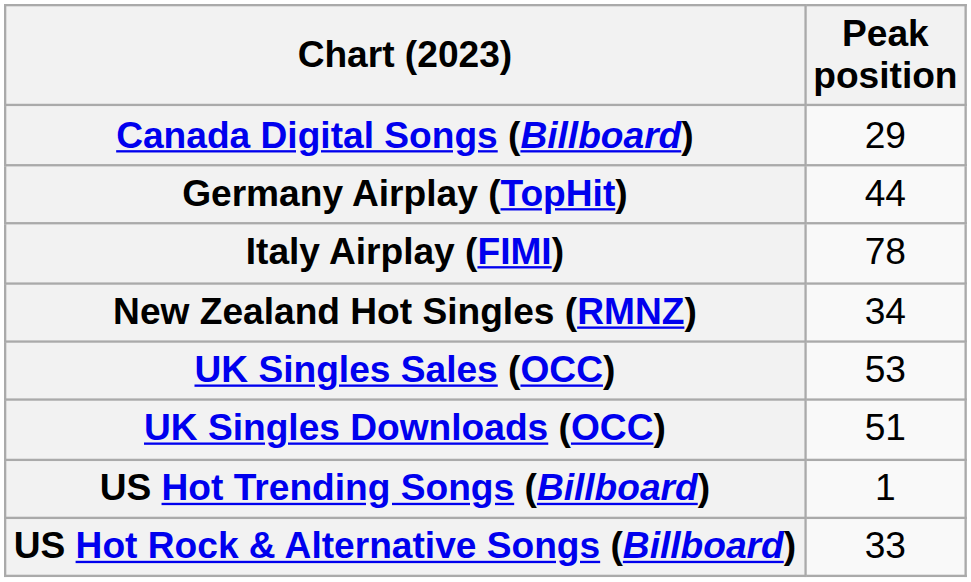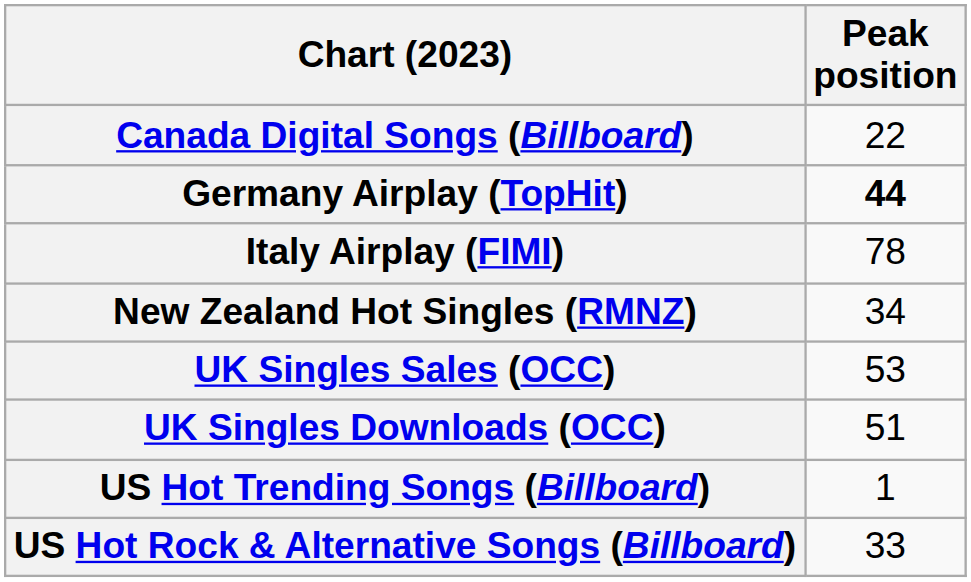(885, 134) 29 -> (885, 134) 22
(885, 193) normal -> (885, 193) bold
